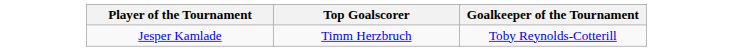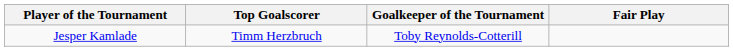+ column: (639, 14)
